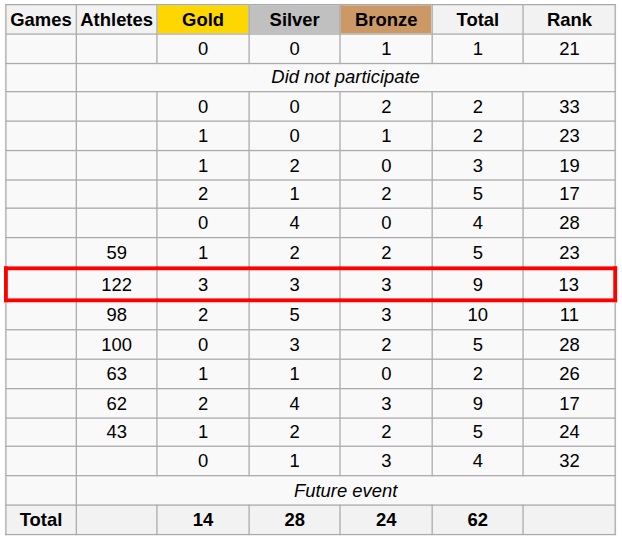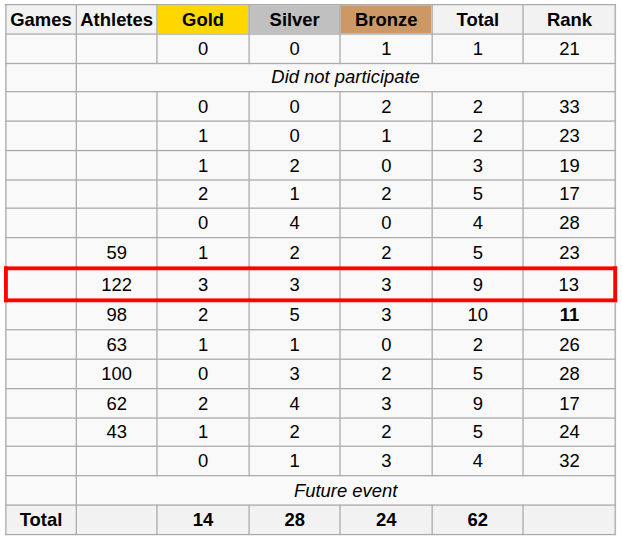(569, 316) normal -> (569, 316) bold
rows swapped: (117, 345) <-> (117, 374)
